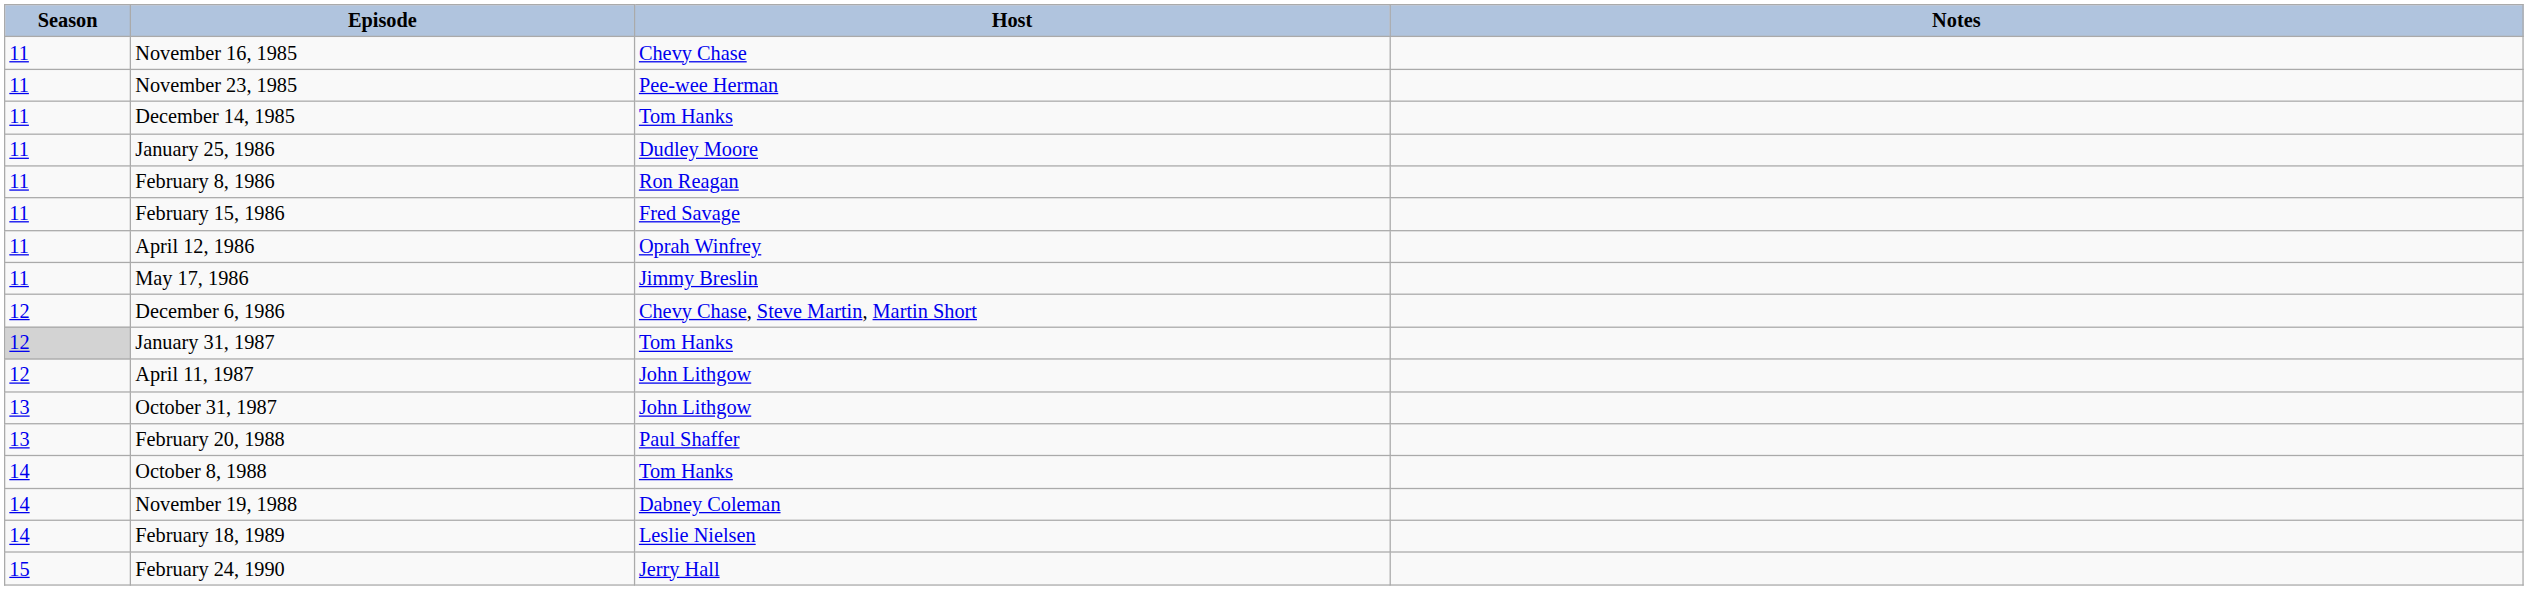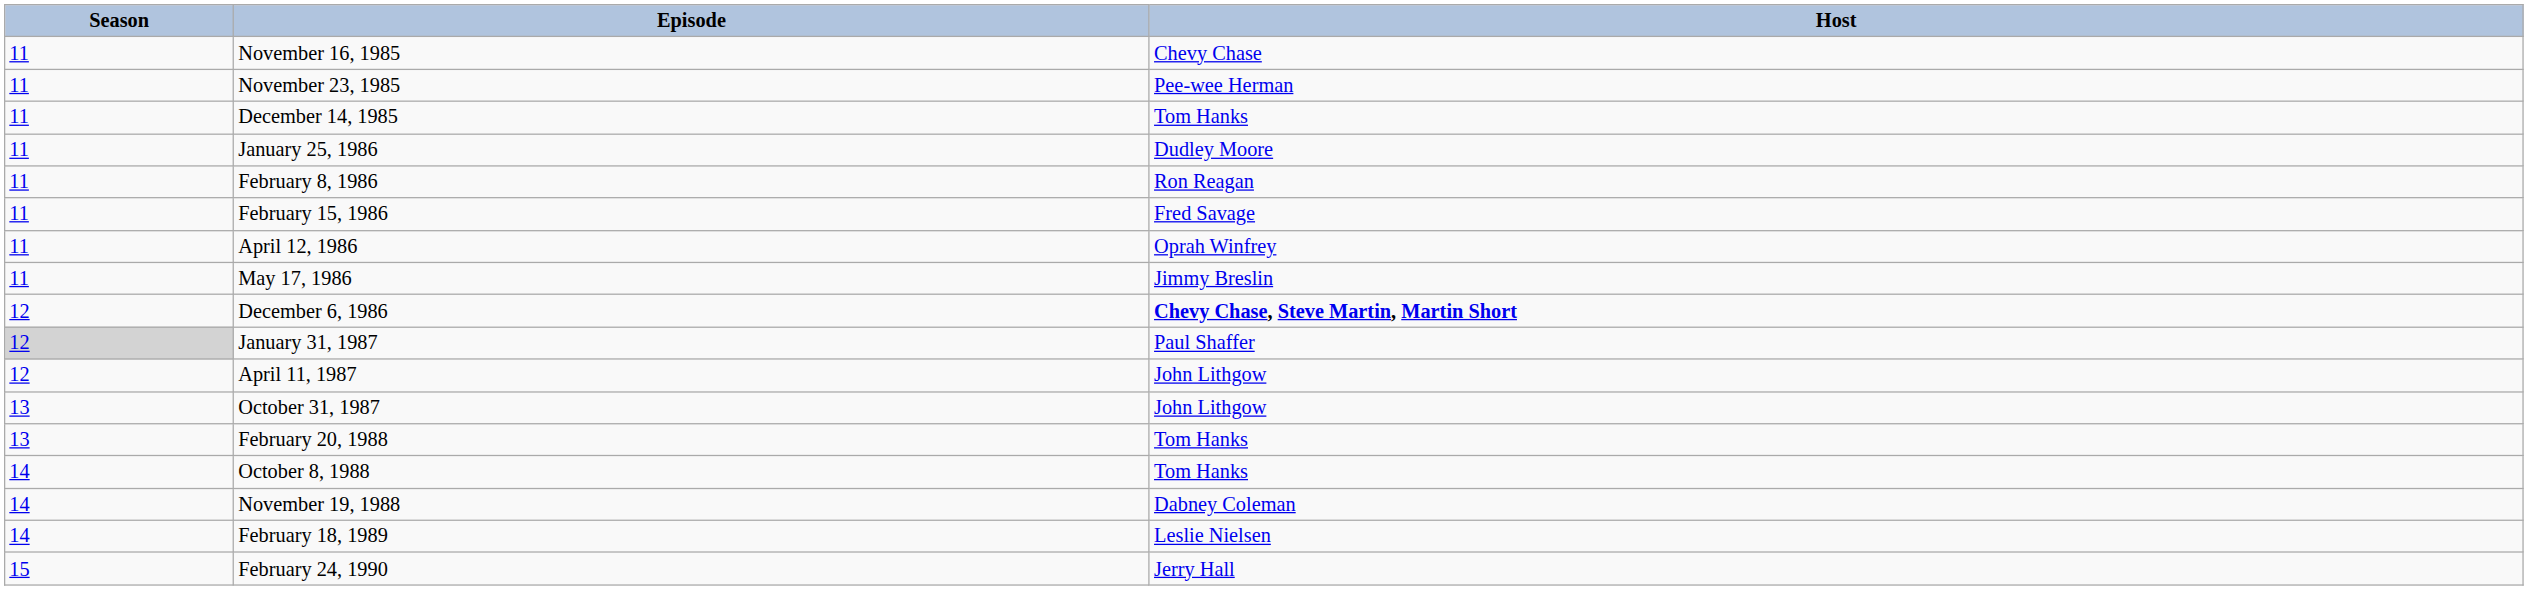- column: (1956, 20)
(808, 310) normal -> (1336, 310) bold
(686, 342) Tom Hanks -> (1204, 342) Paul Shaffer
(689, 439) Paul Shaffer -> (1201, 439) Tom Hanks
